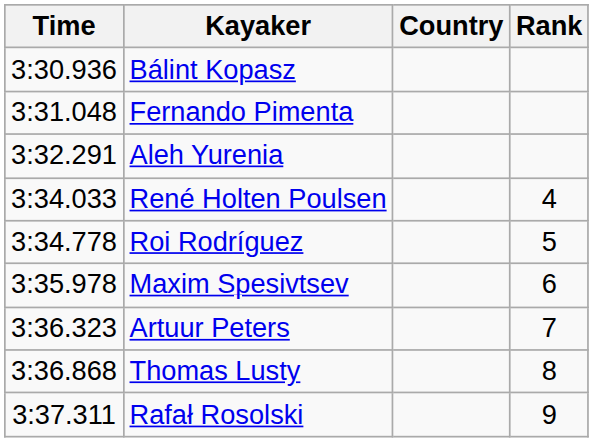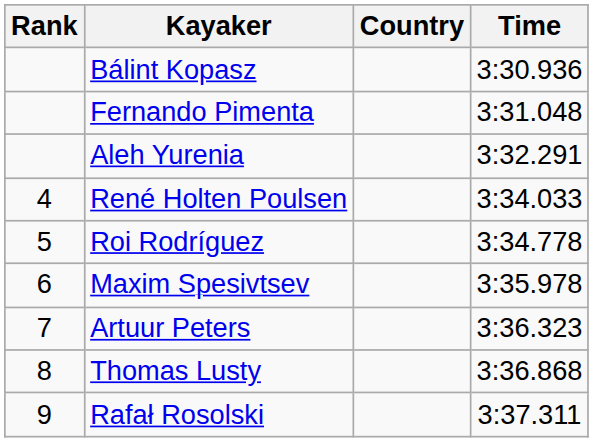columns swapped: (549, 26) <-> (64, 26)
